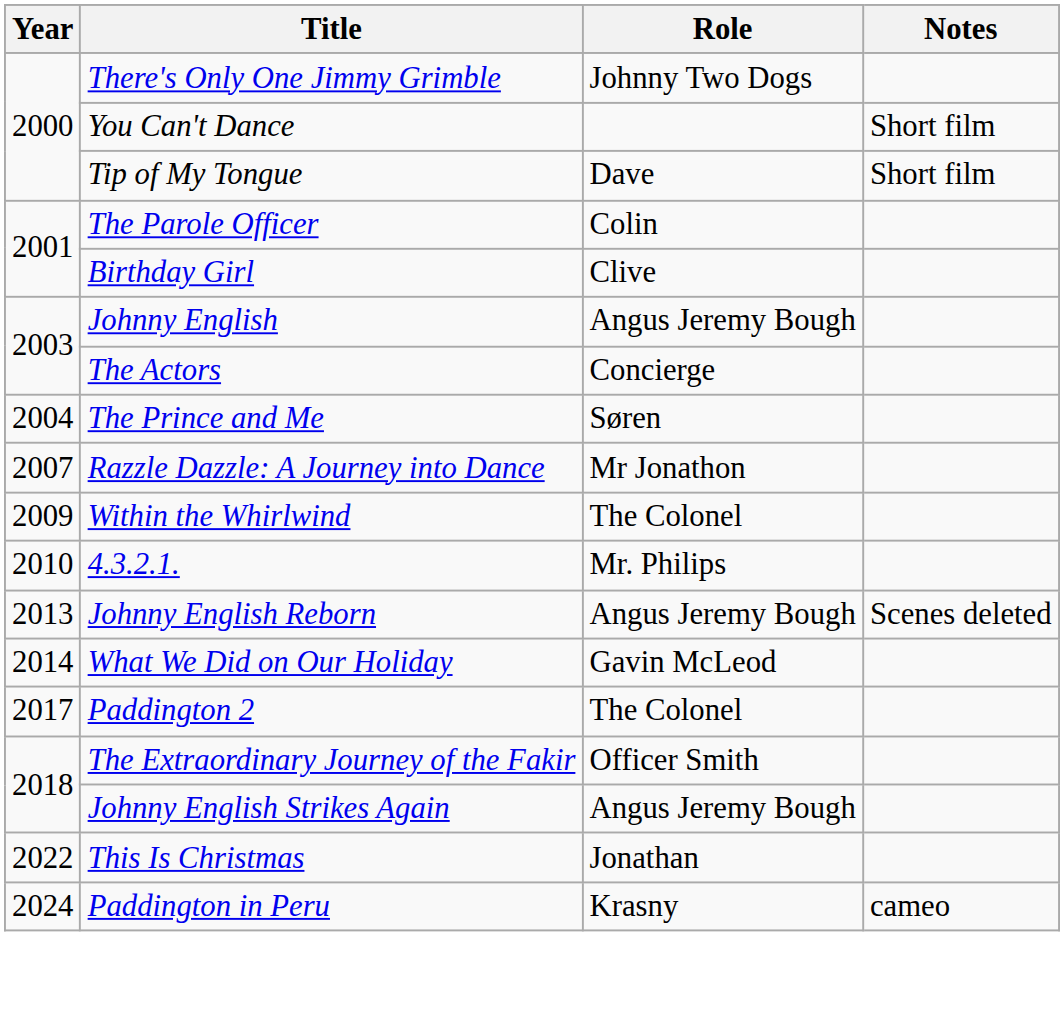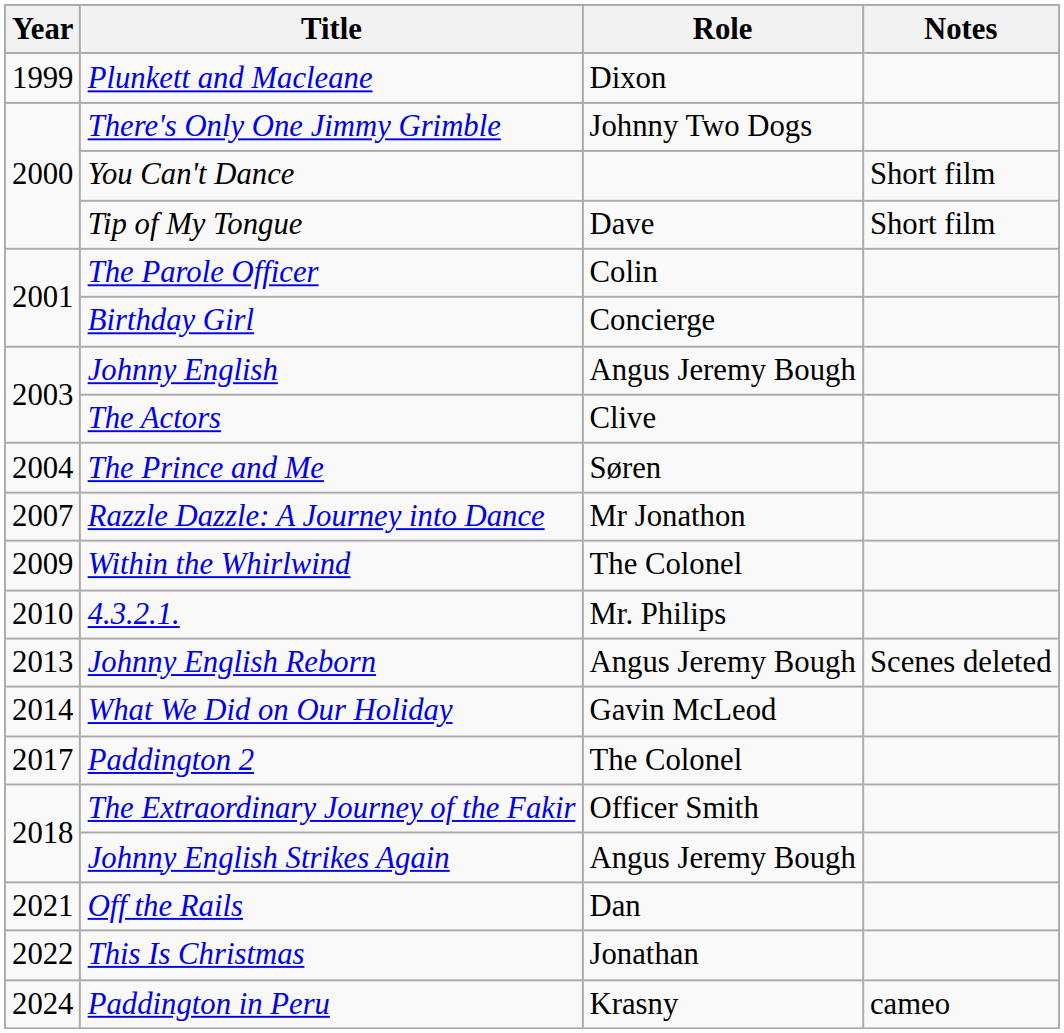+ row: (230, 77)
(623, 272) Clive -> (652, 321) Concierge
(652, 369) Concierge -> (623, 418) Clive
+ row: (165, 905)
